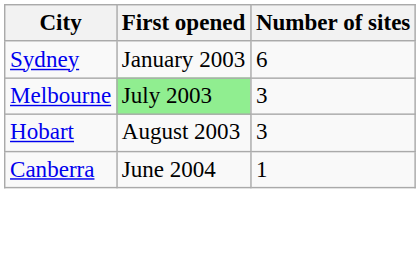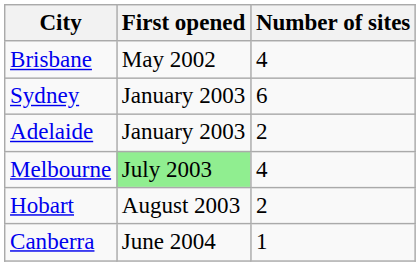+ row: (51, 59)
+ row: (52, 132)
(262, 95) 3 -> (262, 168) 4
(262, 132) 3 -> (262, 205) 2
